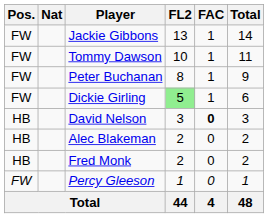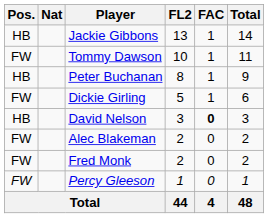(21, 35) FW -> (21, 35) HB
(21, 77) FW -> (21, 77) HB
(180, 98) lightgreen background -> (180, 98) no background
(21, 139) HB -> (21, 139) FW
(21, 160) HB -> (21, 160) FW
